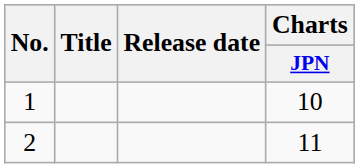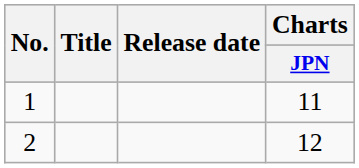(310, 101) 10 -> (310, 101) 11
(310, 142) 11 -> (310, 142) 12
